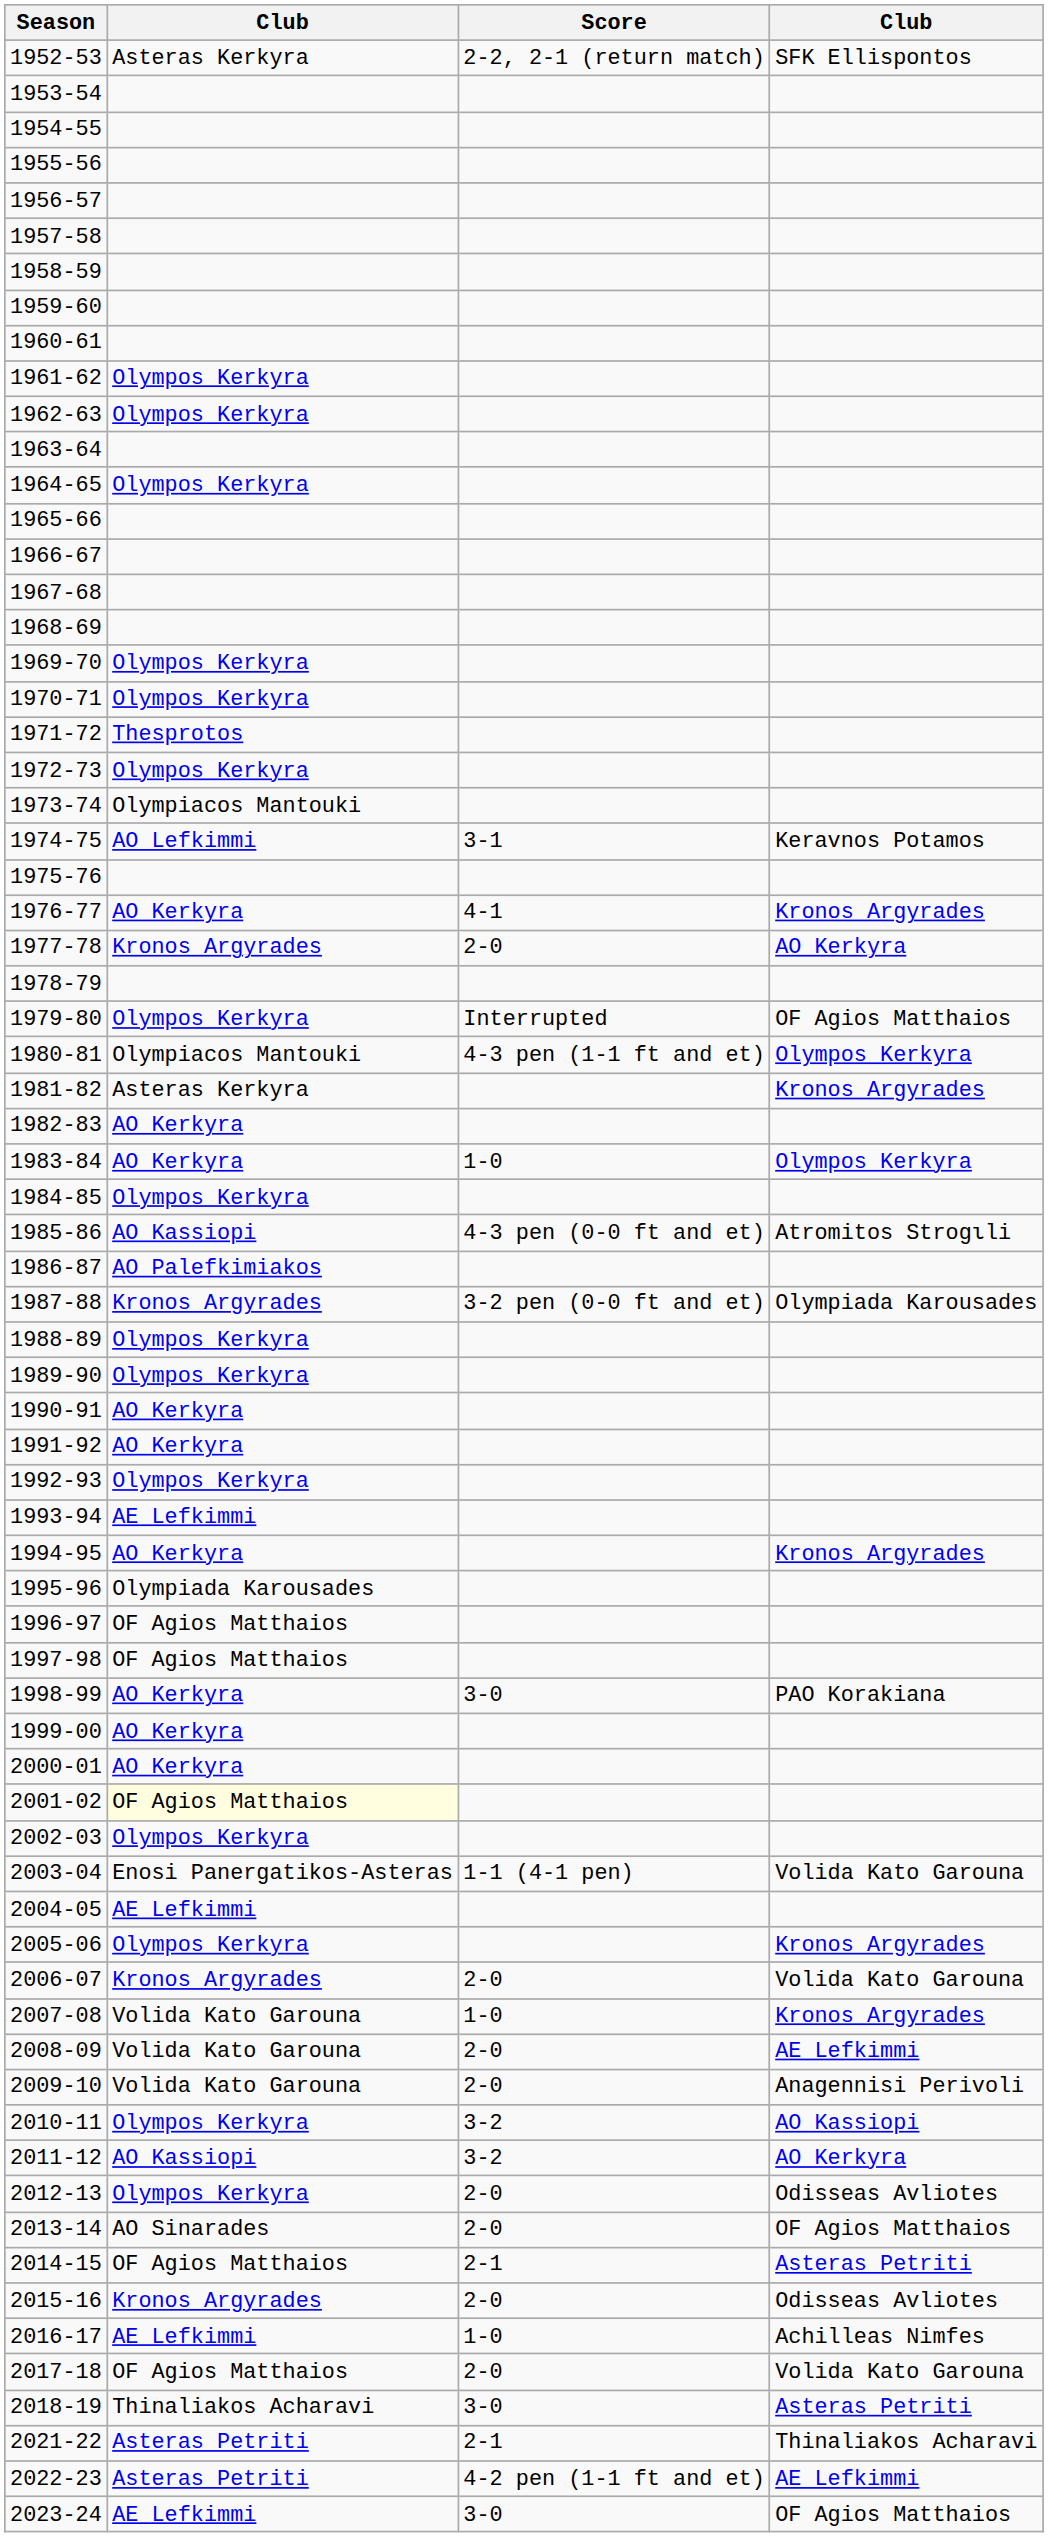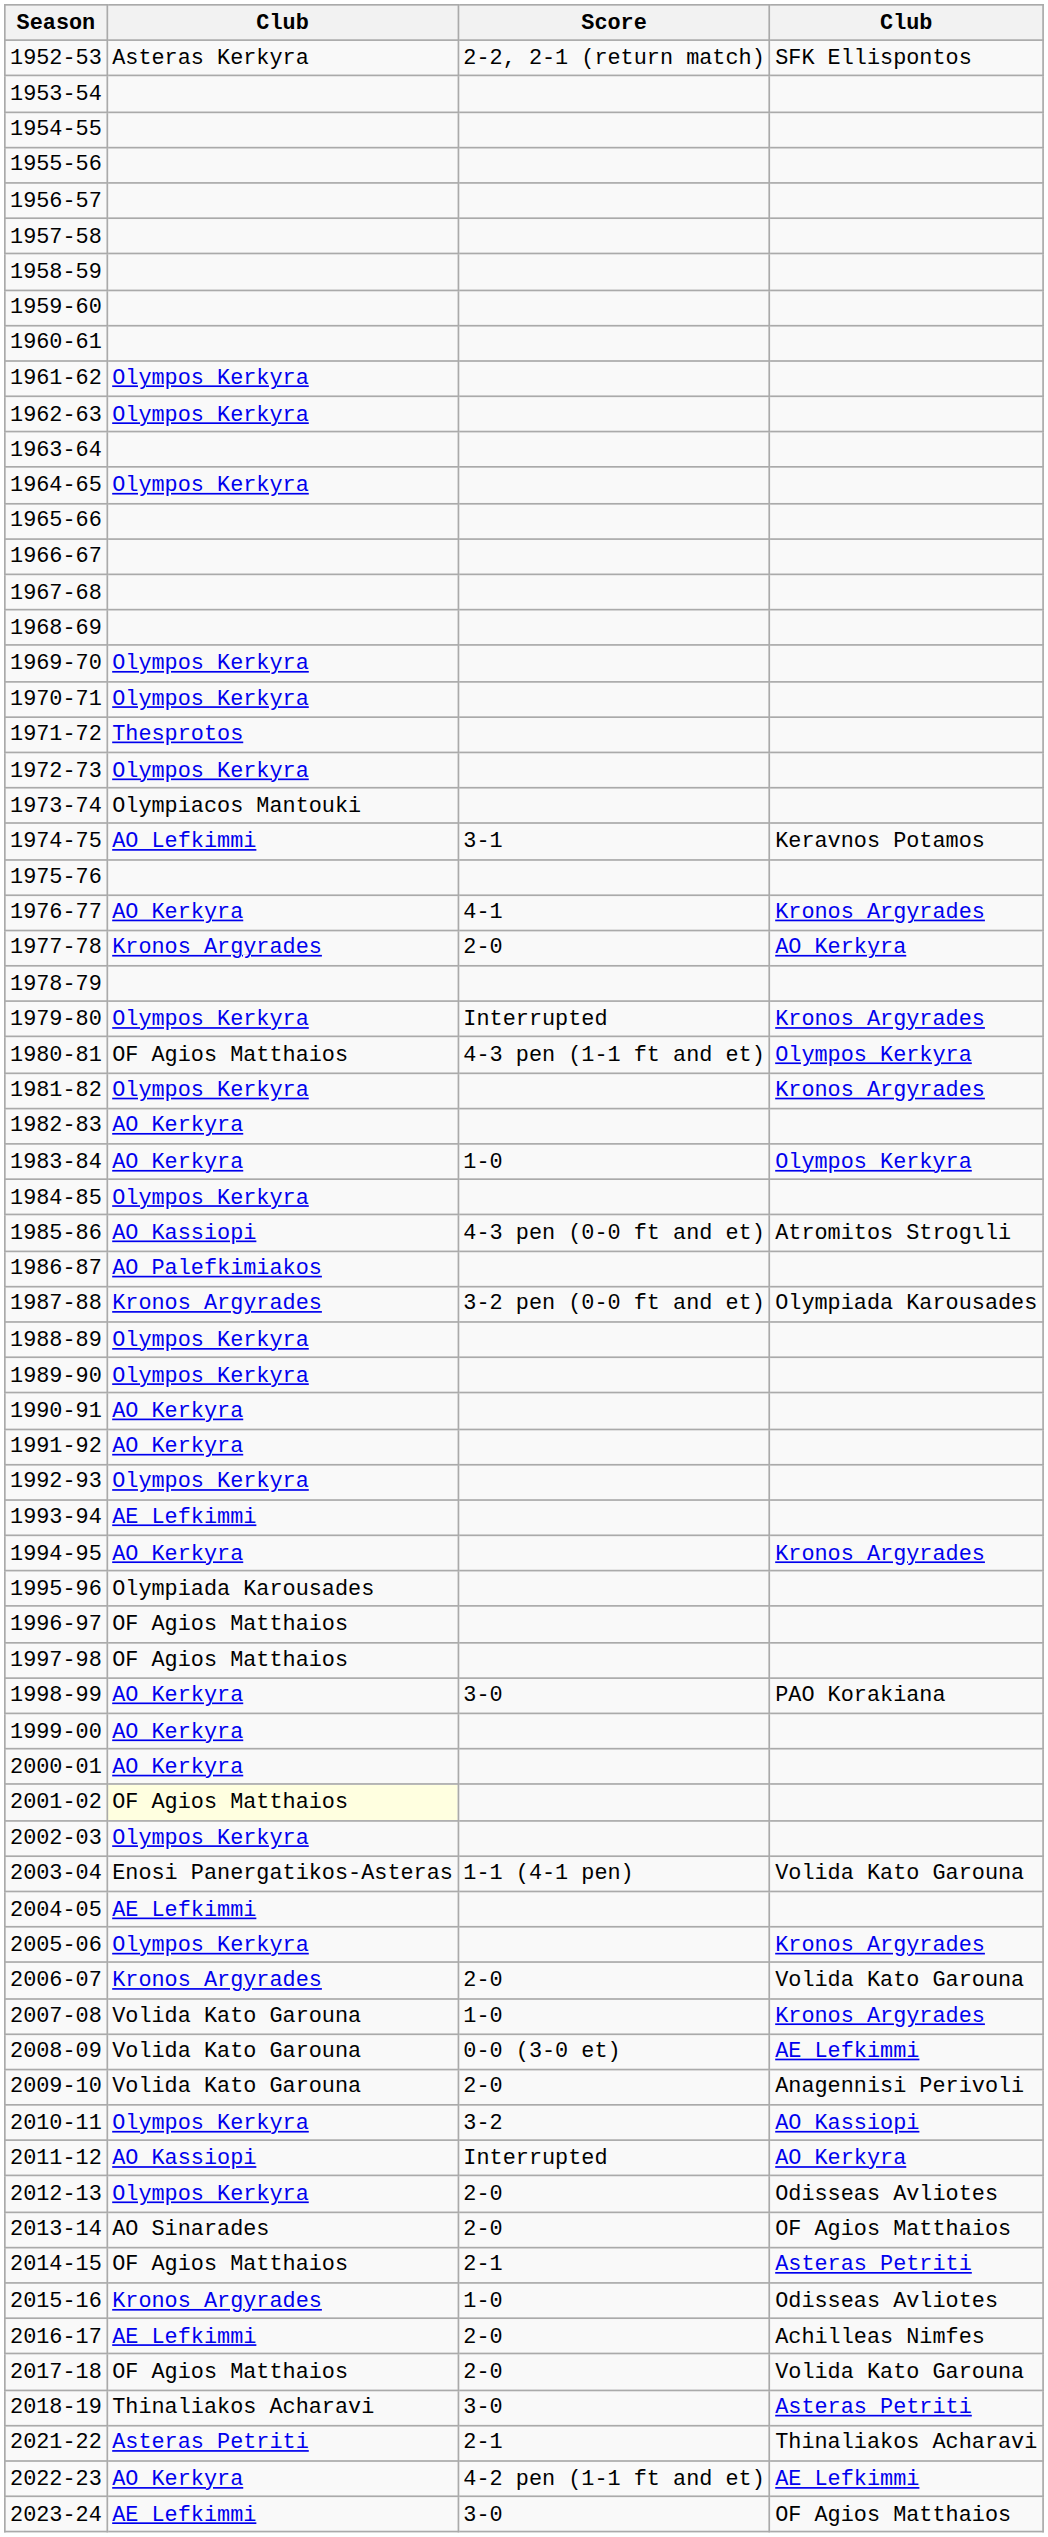(893, 1019) OF Agios Matthaios -> (880, 1019) Kronos Argyrades
(237, 1055) Olympiacos Mantouki -> (230, 1055) OF Agios Matthaios
(210, 1090) Asteras Kerkyra -> (210, 1090) Olympos Kerkyra
(483, 2052) 2-0 -> (542, 2052) 0-0 (3-0 et)
(483, 2158) 3-2 -> (535, 2158) Interrupted
(483, 2301) 2-0 -> (483, 2301) 1-0
(483, 2336) 1-0 -> (483, 2336) 2-0
(210, 2479) Asteras Petriti -> (178, 2479) AO Kerkyra
